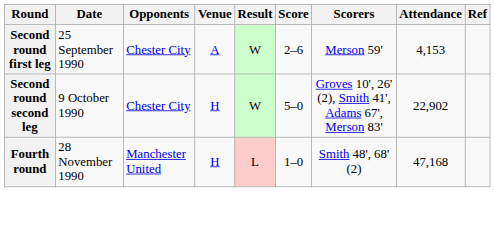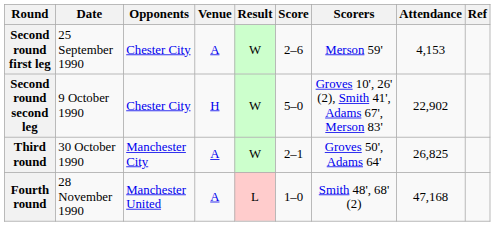+ row: (30, 154)
(215, 161) H -> (215, 196) A
